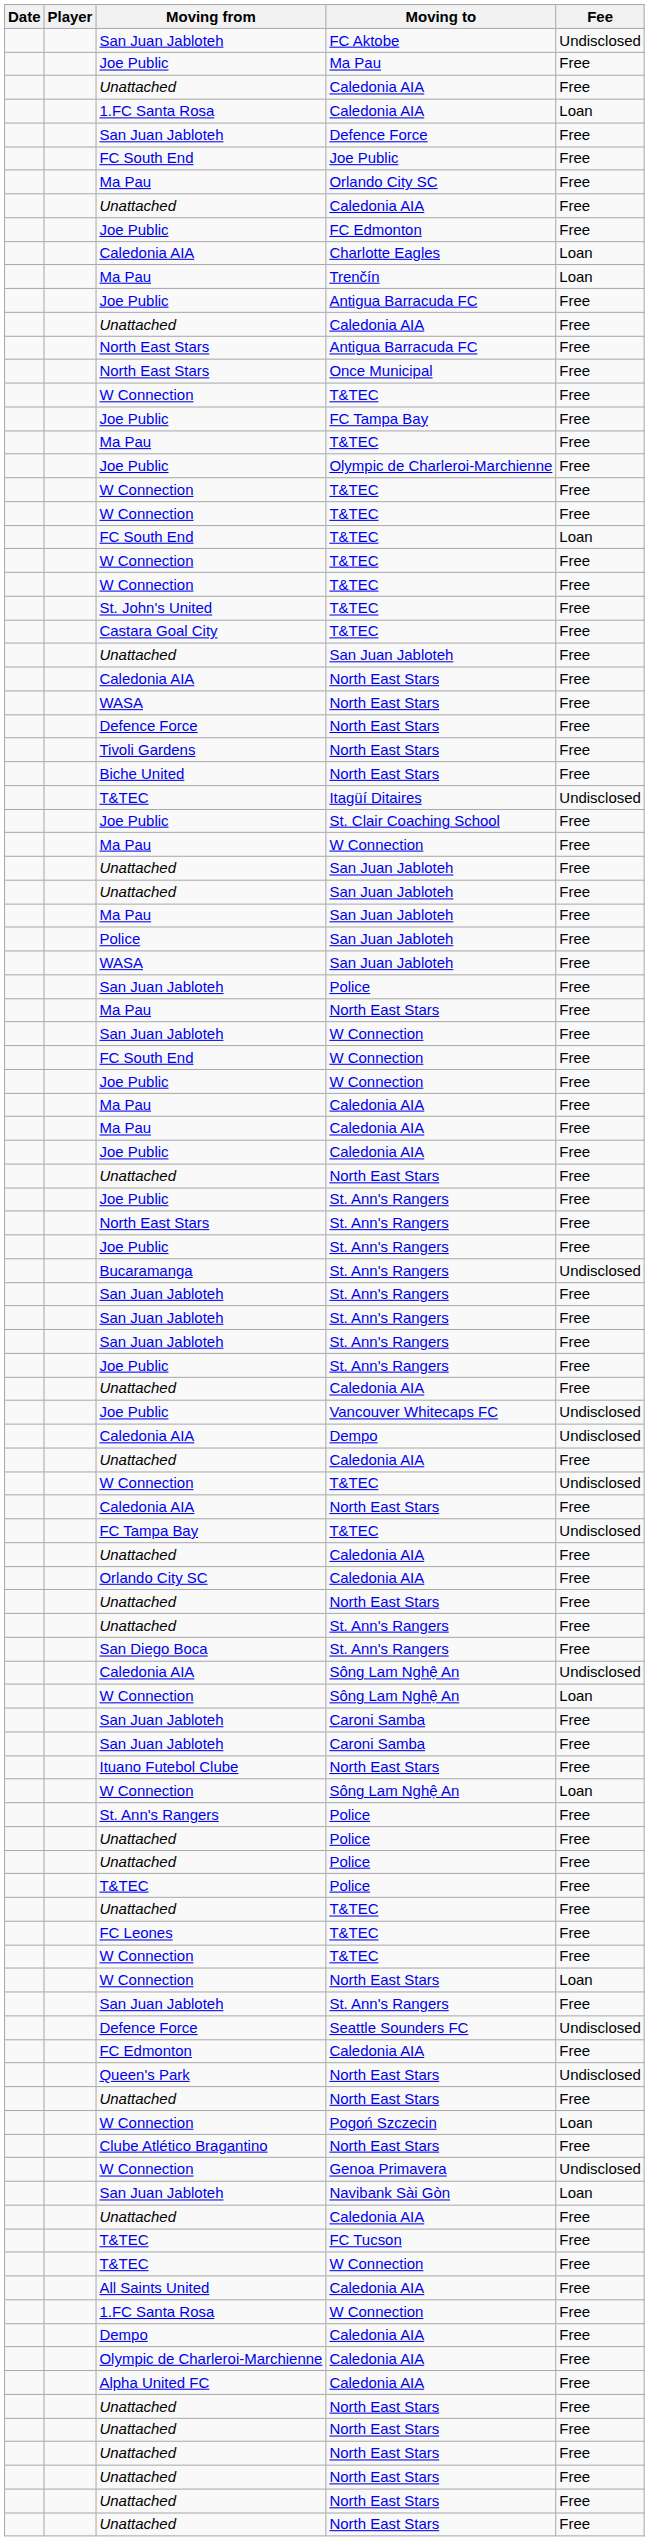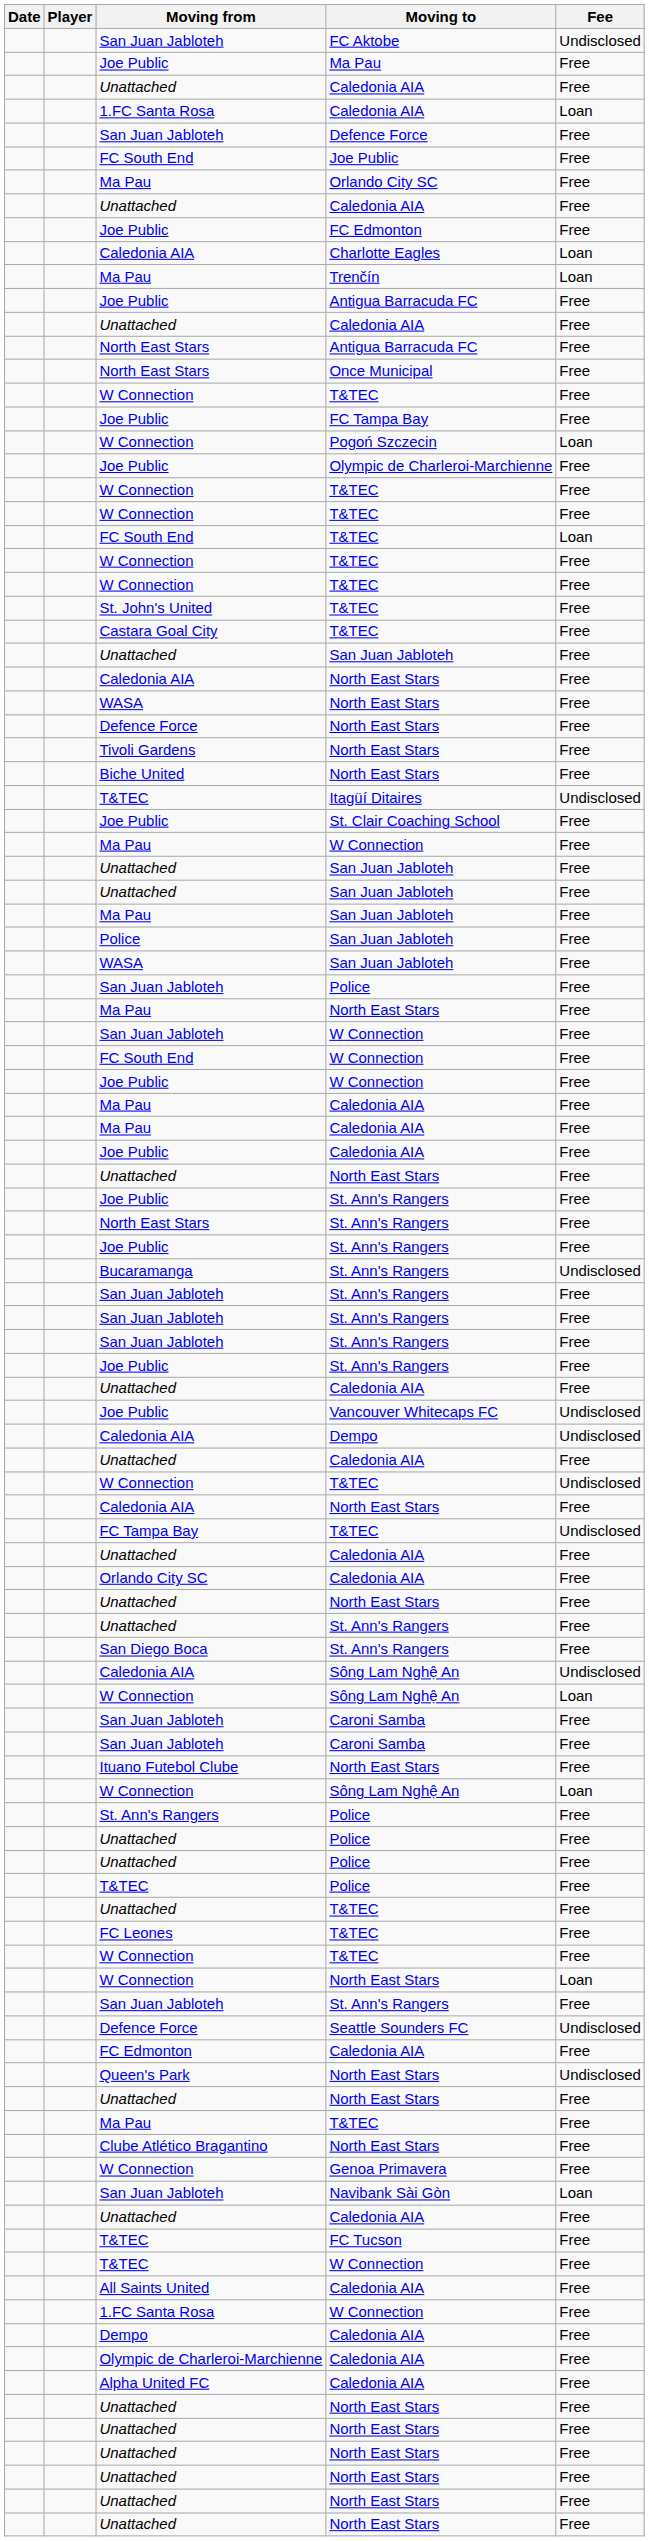rows swapped: (125, 443) <-> (146, 2122)
(600, 2170) Undisclosed -> (575, 2170) Free
